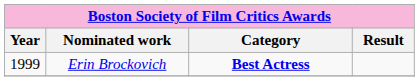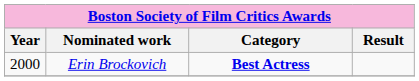(25, 64) 1999 -> (25, 64) 2000
